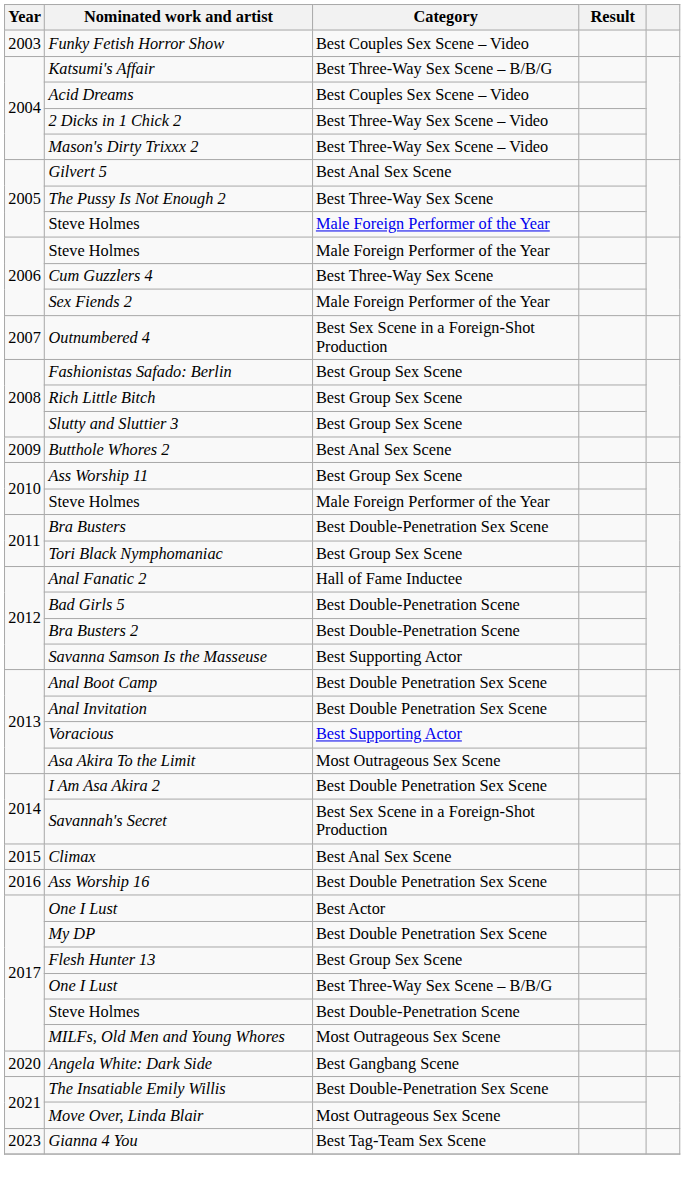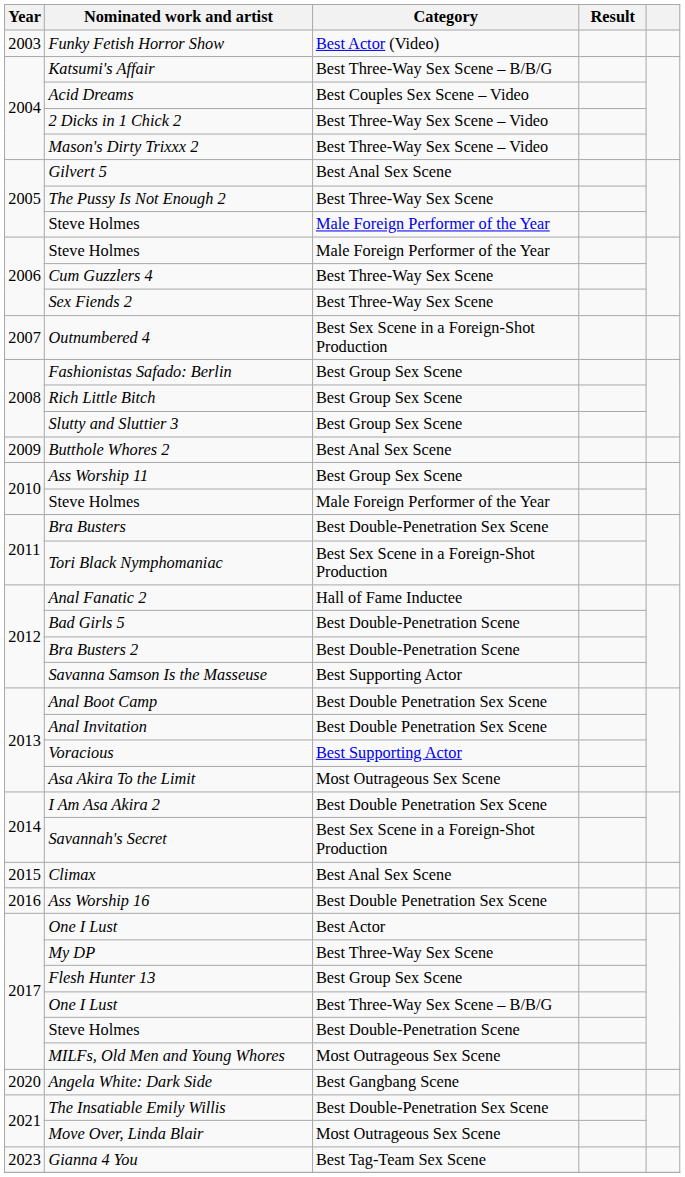(422, 43) Best Couples Sex Scene – Video -> (378, 43) Best Actor (Video)
(433, 302) Male Foreign Performer of the Year -> (405, 302) Best Three-Way Sex Scene
(389, 553) Best Group Sex Scene -> (425, 562) Best Sex Scene in a Foreign-Shot Production
(431, 934) Best Double Penetration Sex Scene -> (405, 952) Best Three-Way Sex Scene
